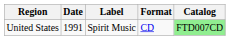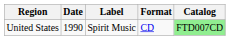(73, 27) 1991 -> (73, 27) 1990
